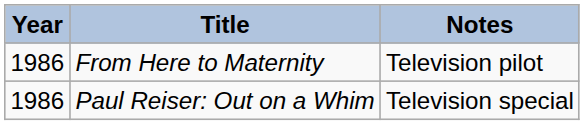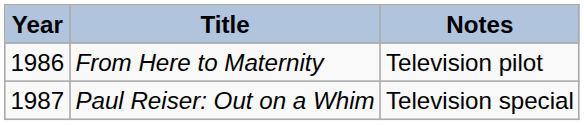(37, 101) 1986 -> (37, 101) 1987
